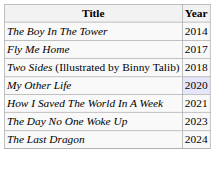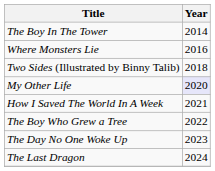+ row: (53, 49)
- row: (38, 49)
+ row: (67, 121)
